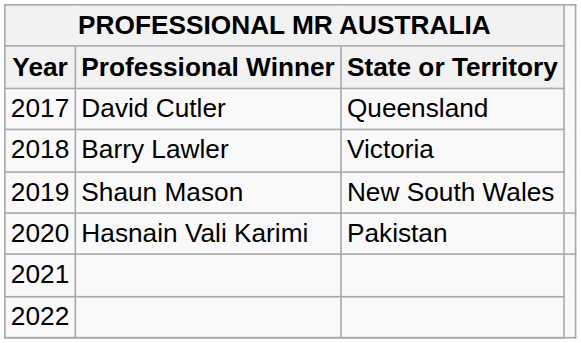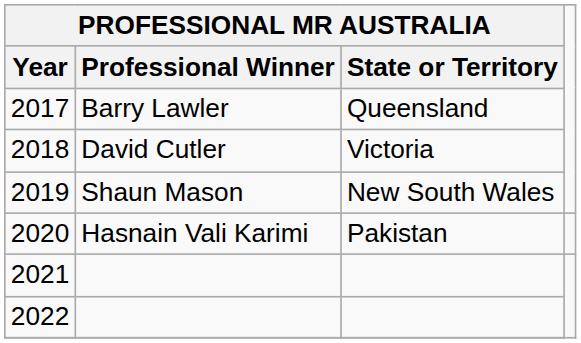(154, 108) David Cutler -> (155, 108) Barry Lawler
(155, 150) Barry Lawler -> (154, 150) David Cutler
